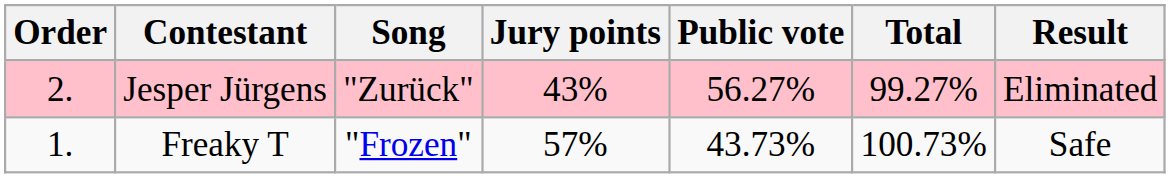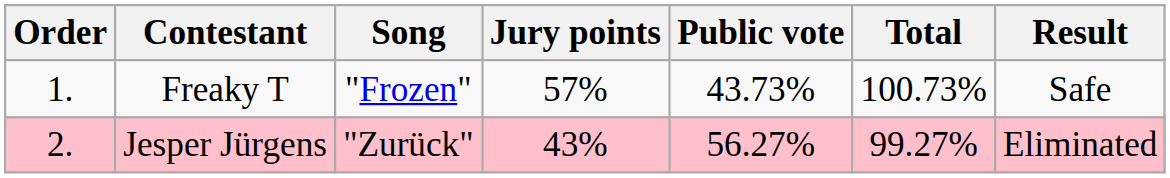rows swapped: (225, 144) <-> (225, 88)
